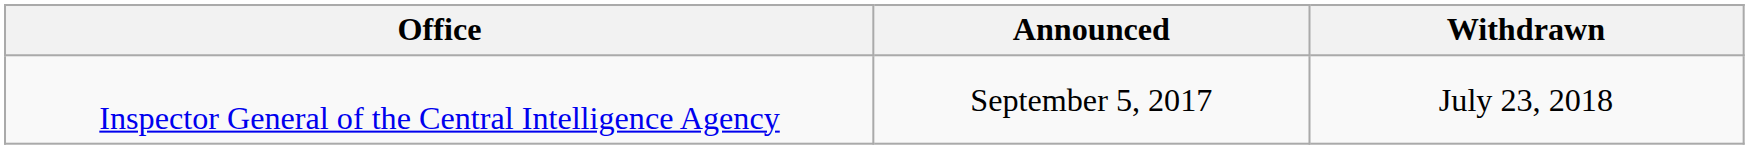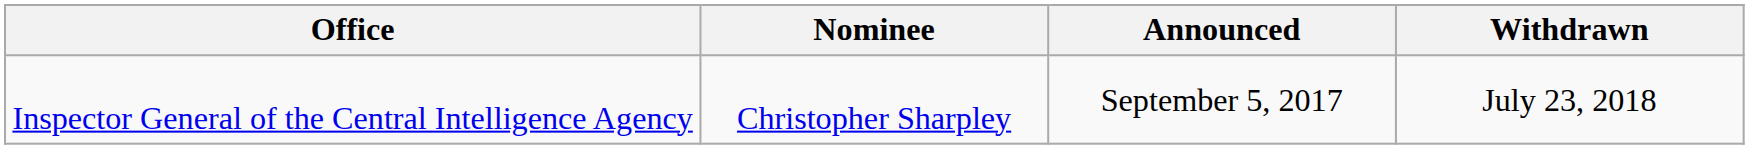+ column: (874, 30)
